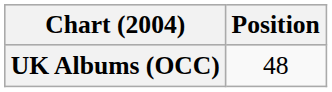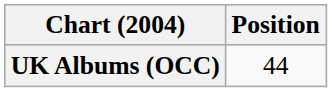(276, 65) 48 -> (276, 65) 44
